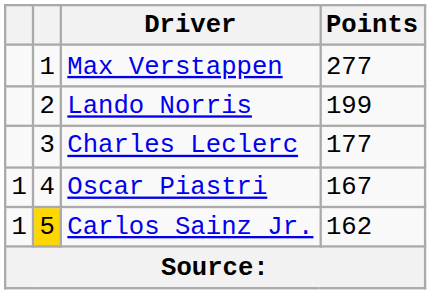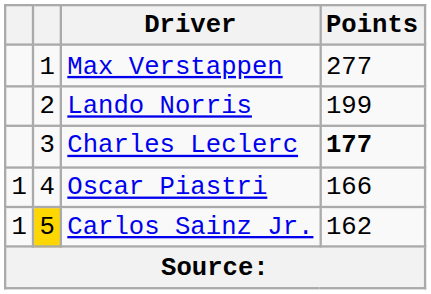(349, 147) normal -> (349, 147) bold
(349, 187) 167 -> (349, 187) 166
